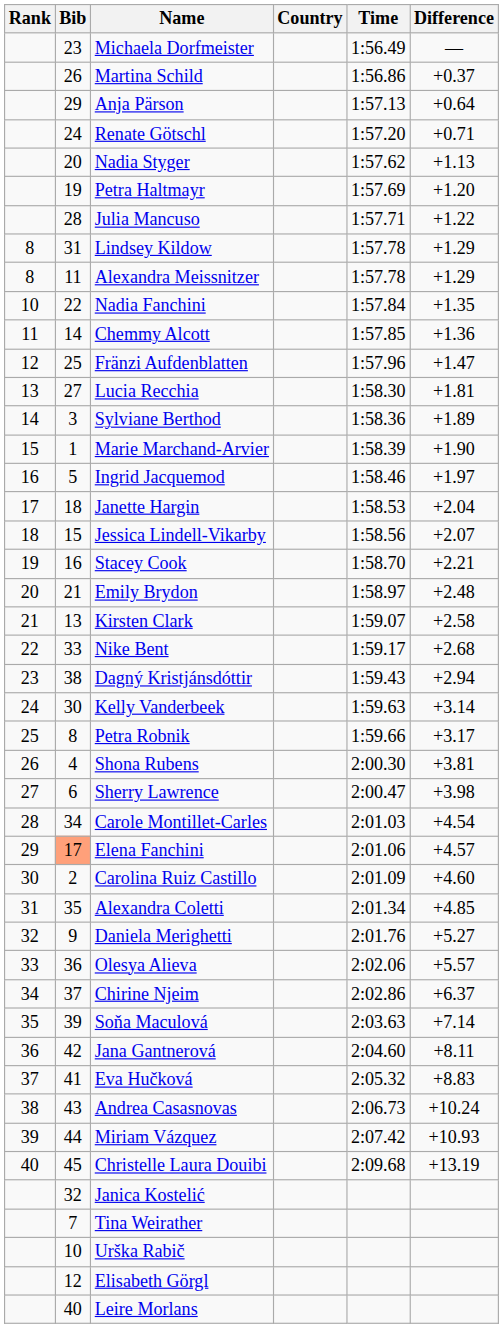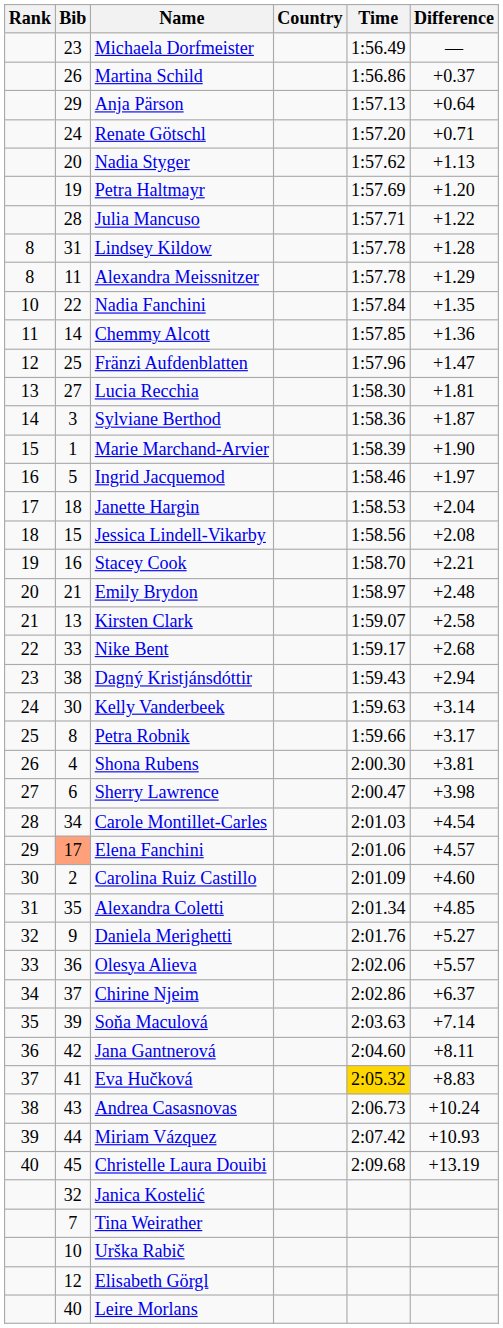(454, 248) +1.29 -> (454, 248) +1.28
(454, 420) +1.89 -> (454, 420) +1.87
(454, 534) +2.07 -> (454, 534) +2.08
(378, 1079) no background -> (378, 1079) gold background
